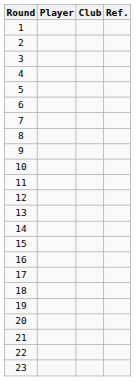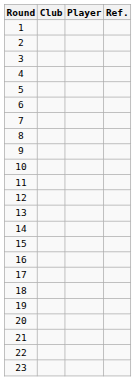columns swapped: (57, 12) <-> (90, 12)
